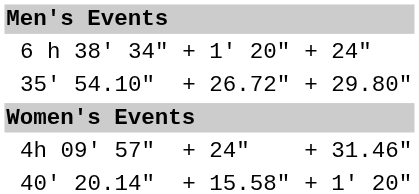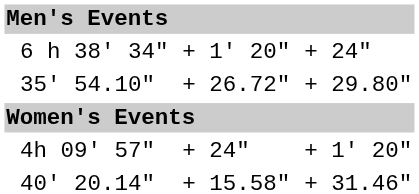(358, 151) + 31.46" -> (358, 151) + 1' 20"
(358, 184) + 1' 20" -> (358, 184) + 31.46"
